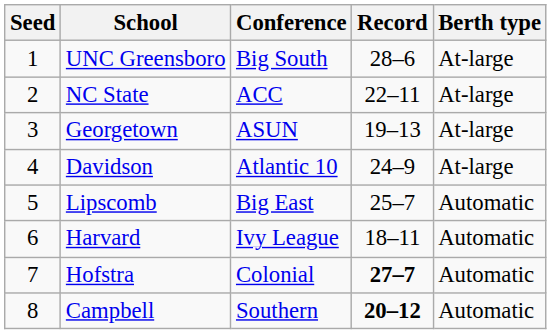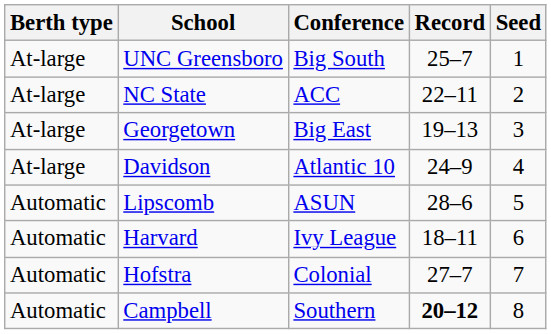columns swapped: (33, 22) <-> (490, 22)
(392, 58) 28–6 -> (450, 58) 25–7
(267, 130) ASUN -> (332, 130) Big East
(275, 202) Big East -> (324, 202) ASUN
(392, 202) 25–7 -> (450, 202) 28–6
(392, 274) bold -> (450, 274) normal
